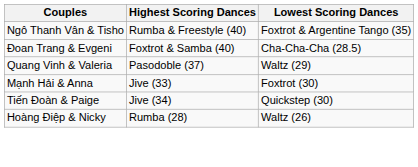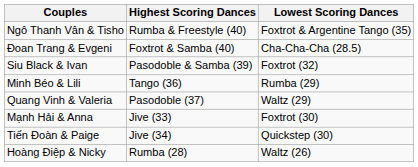+ row: (47, 65)
+ row: (44, 83)
